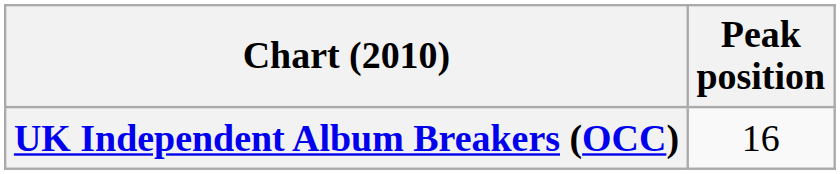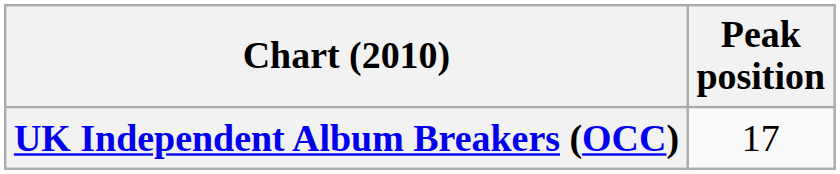(761, 137) 16 -> (761, 137) 17
